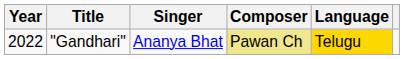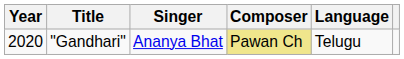(26, 41) 2022 -> (26, 41) 2020
(338, 41) gold background -> (338, 41) no background
